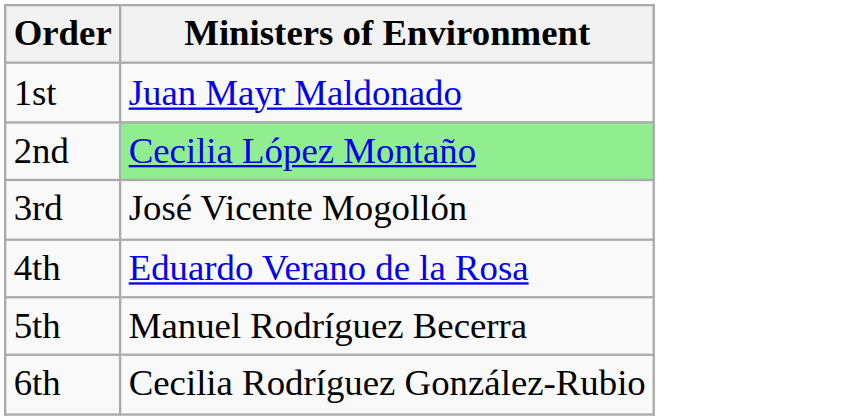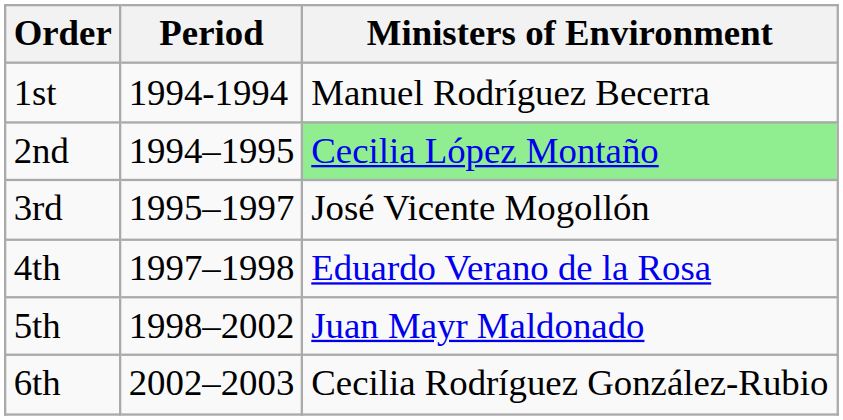+ column: (211, 33)
(295, 92) Juan Mayr Maldonado -> (511, 92) Manuel Rodríguez Becerra
(328, 325) Manuel Rodríguez Becerra -> (478, 325) Juan Mayr Maldonado
